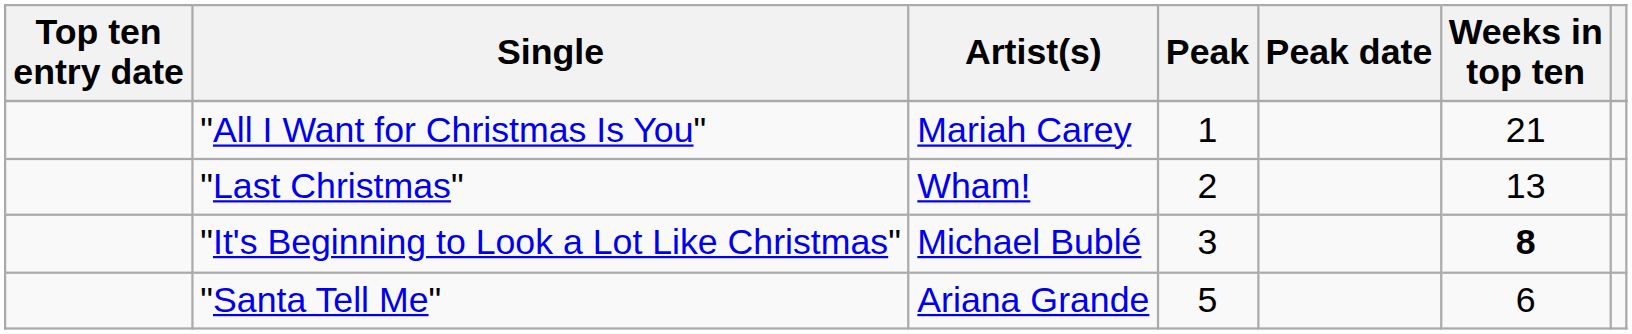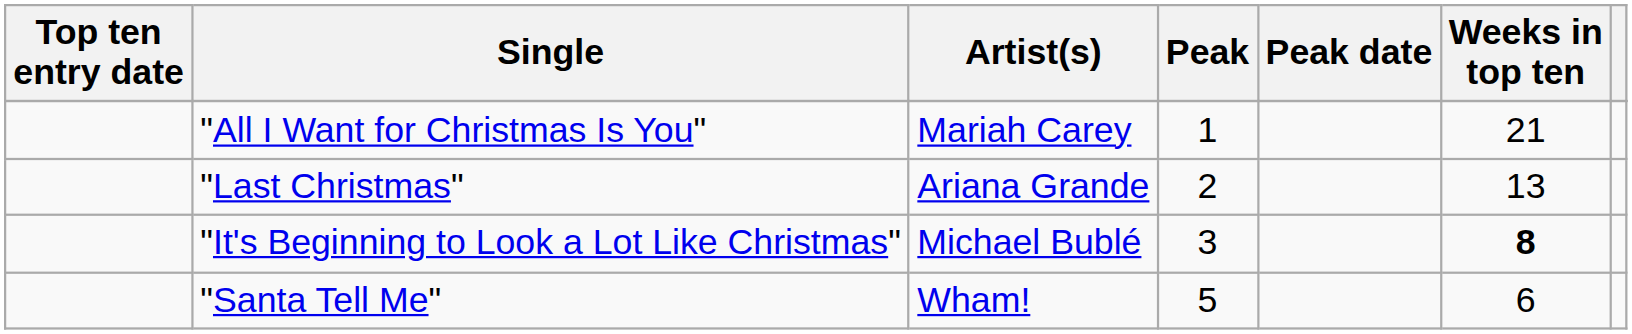(974, 186) Wham! -> (1033, 186) Ariana Grande
(1033, 299) Ariana Grande -> (974, 299) Wham!
